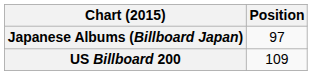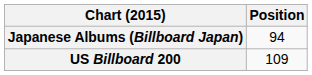(277, 37) 97 -> (277, 37) 94
